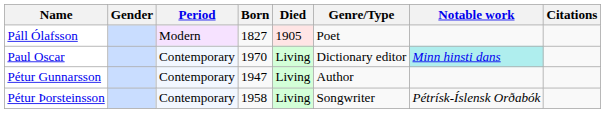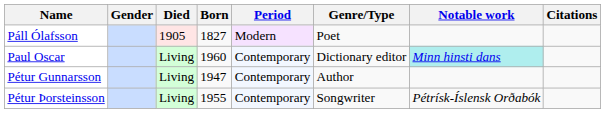columns swapped: (197, 14) <-> (293, 14)
(254, 56) 1970 -> (213, 56) 1960
(254, 98) 1958 -> (213, 98) 1955
